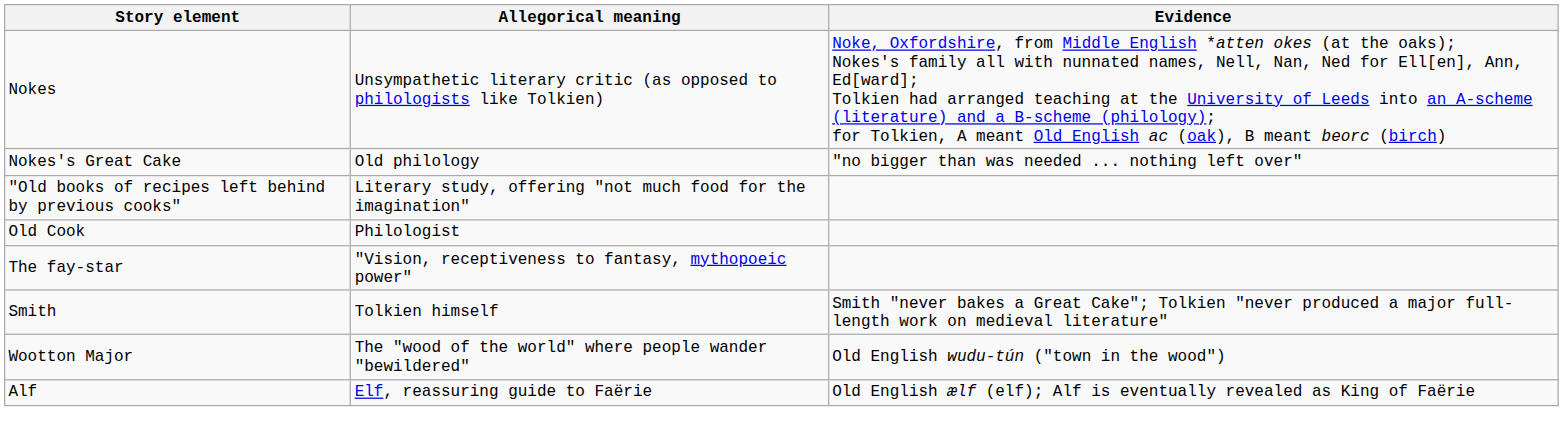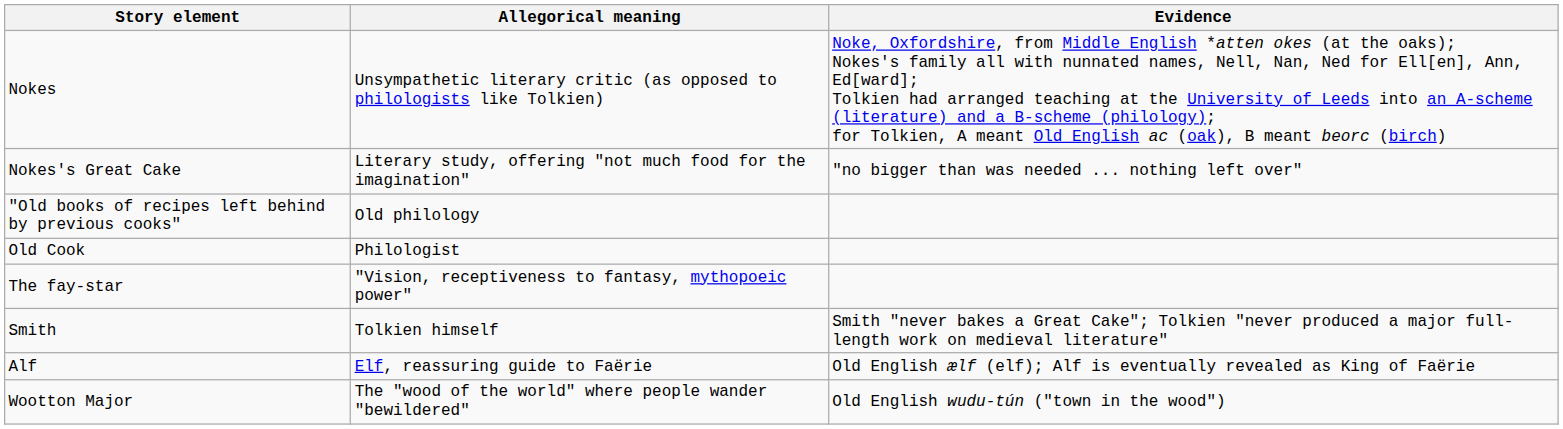(417, 162) Old philology -> (580, 171) Literary study, offering "not much food for the imagination"
(580, 197) Literary study, offering "not much food for the imagination" -> (417, 216) Old philology
rows swapped: (23, 392) <-> (71, 357)
